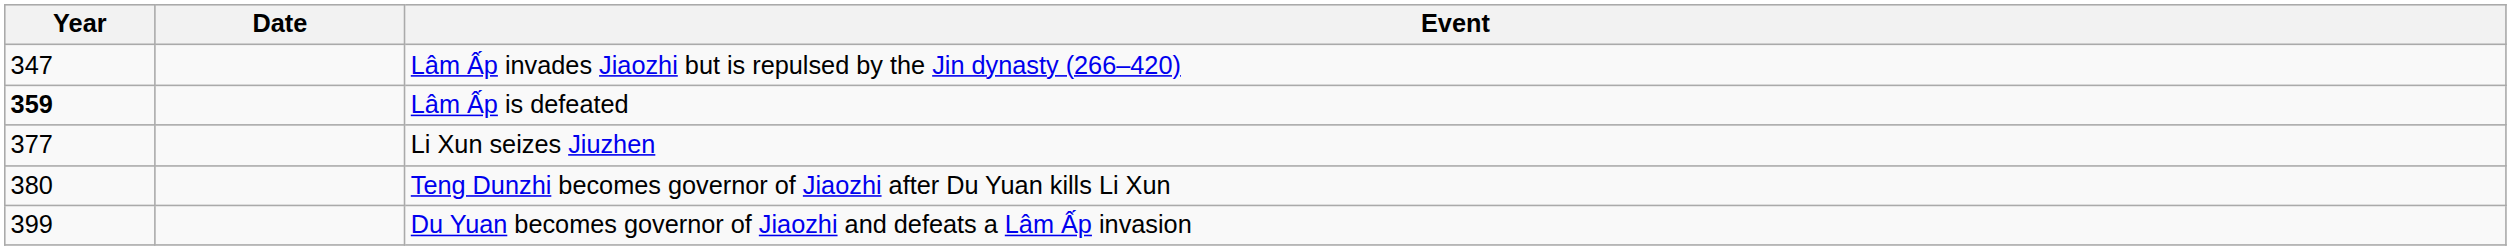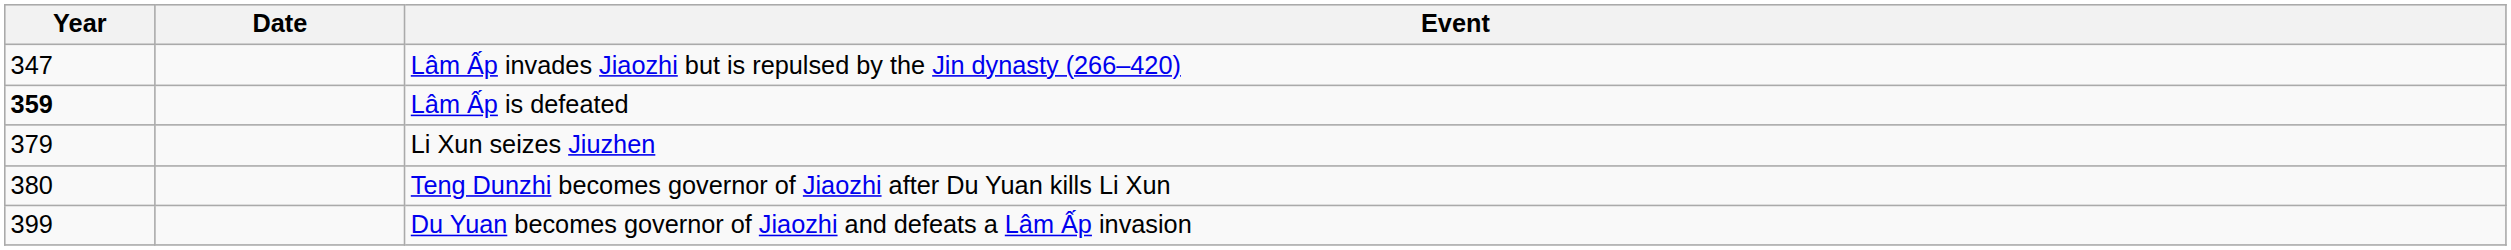(32, 144) 377 -> (32, 144) 379
